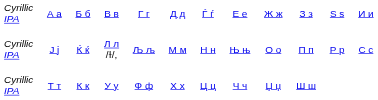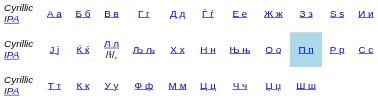(178, 49) М м -> (178, 49) Х х
(306, 49) no background -> (306, 49) lightblue background
(178, 85) Х х -> (178, 85) М м
